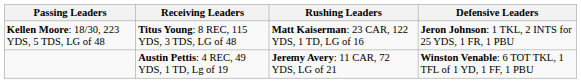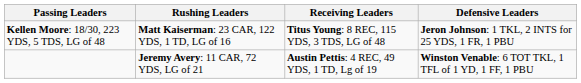columns swapped: (344, 12) <-> (203, 12)
